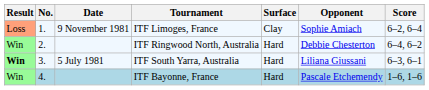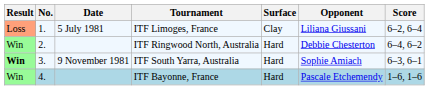(93, 28) 9 November 1981 -> (81, 28) 5 July 1981
(331, 28) Sophie Amiach -> (333, 28) Liliana Giussani
(81, 60) 5 July 1981 -> (93, 60) 9 November 1981
(333, 60) Liliana Giussani -> (331, 60) Sophie Amiach
